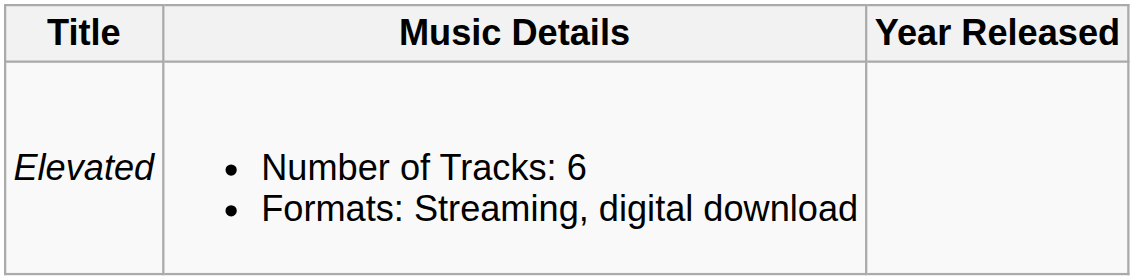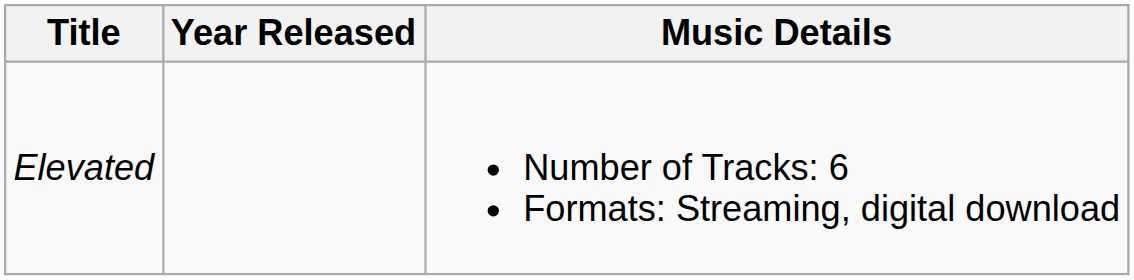columns swapped: (514, 33) <-> (997, 33)
